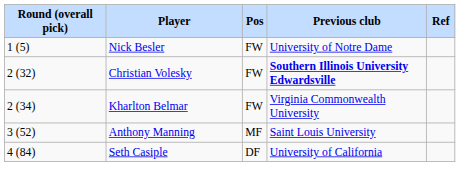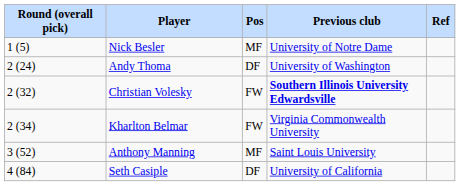(254, 47) FW -> (254, 47) MF
+ row: (140, 66)
